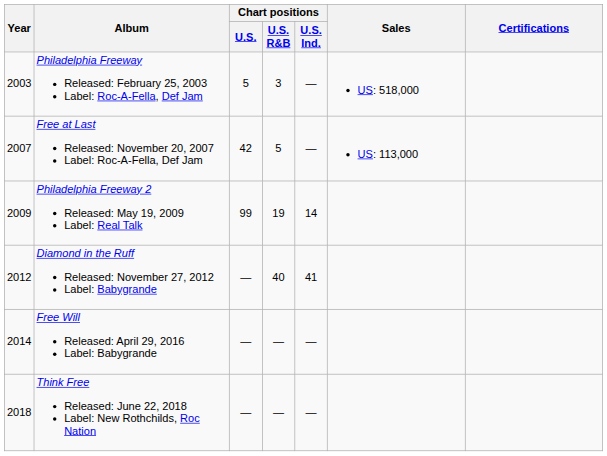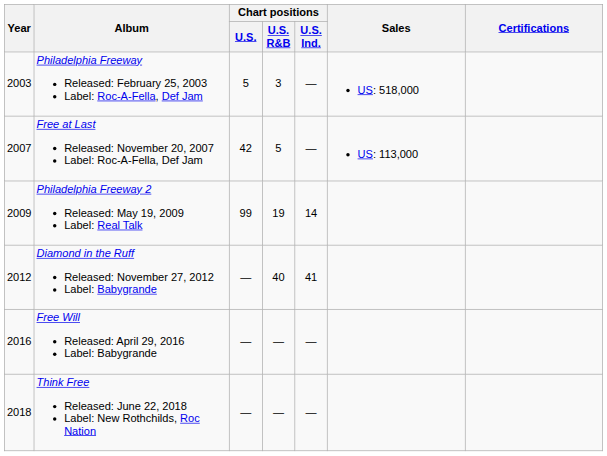(19, 341) 2014 -> (19, 341) 2016
